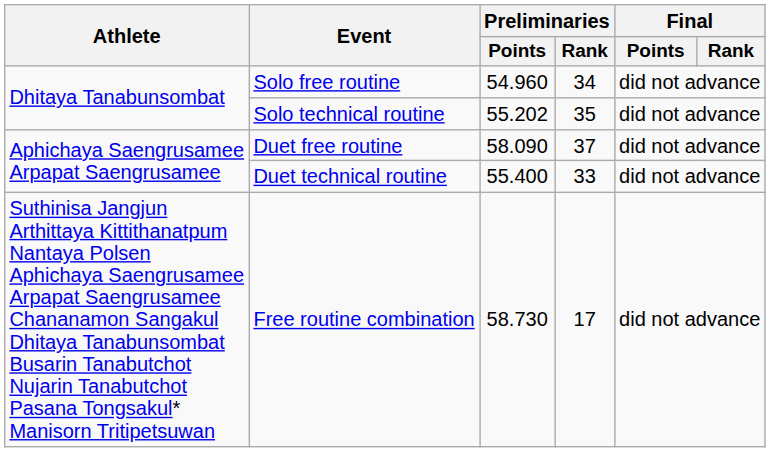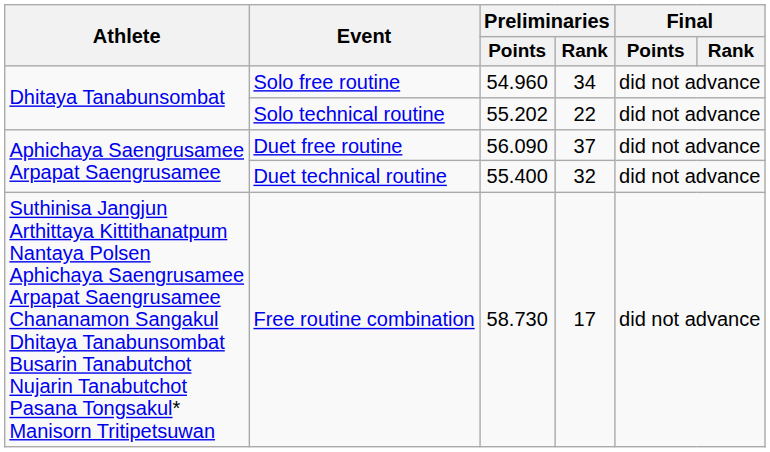(585, 114) 35 -> (585, 114) 22
(517, 146) 58.090 -> (517, 146) 56.090
(585, 177) 33 -> (585, 177) 32
